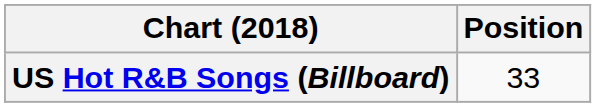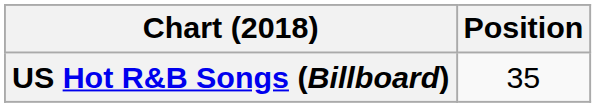(523, 76) 33 -> (523, 76) 35
